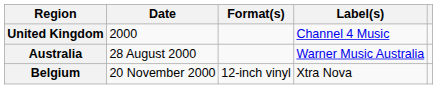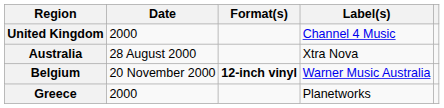(360, 53) Warner Music Australia -> (330, 53) Xtra Nova
(256, 73) normal -> (259, 73) bold
(324, 73) Xtra Nova -> (367, 73) Warner Music Australia
+ row: (55, 93)
